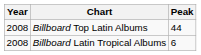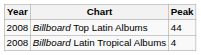(173, 43) 6 -> (173, 43) 4
